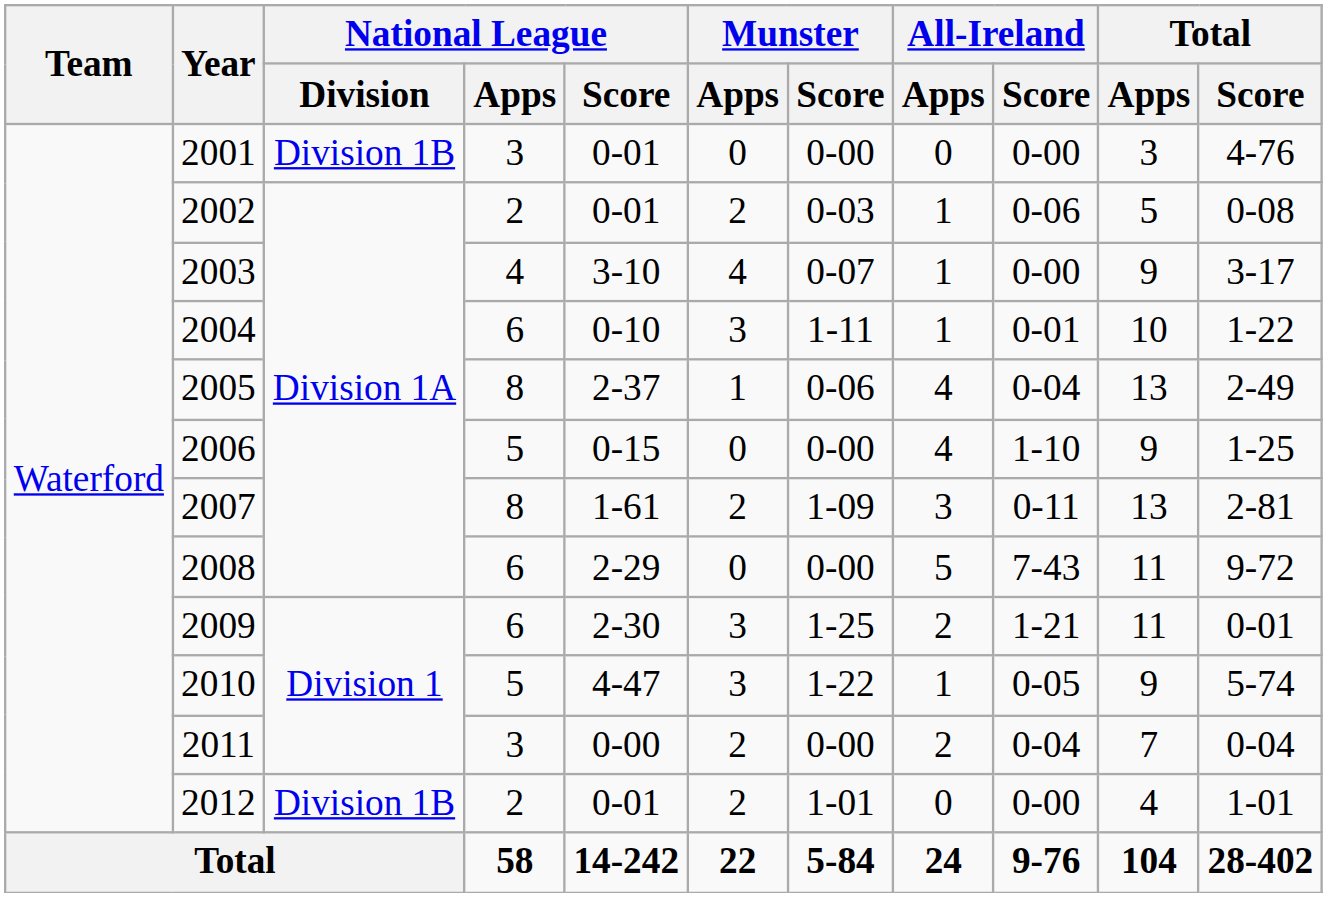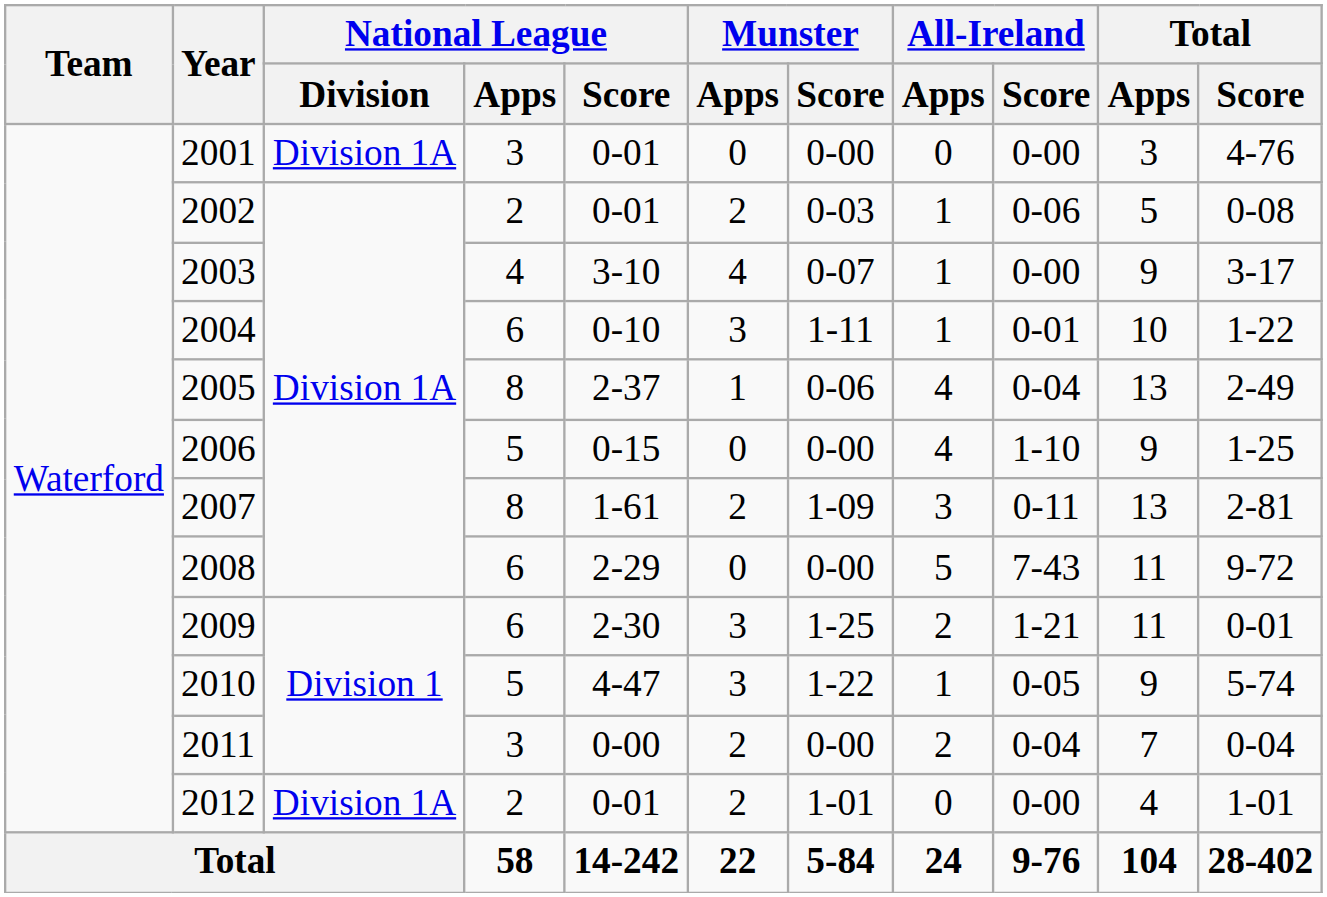(365, 152) Division 1B -> (365, 152) Division 1A
(365, 802) Division 1B -> (365, 802) Division 1A
